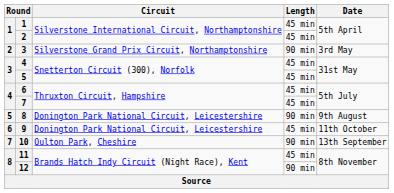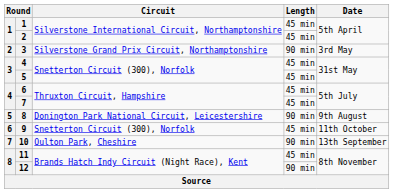(148, 129) Donington Park National Circuit, Leicestershire -> (114, 129) Snetterton Circuit (300), Norfolk
